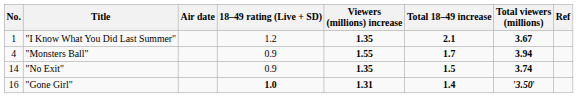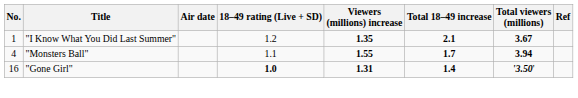(271, 54) 0.9 -> (271, 54) 1.1
- row: (45, 69)
